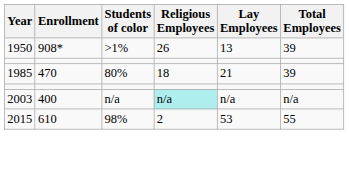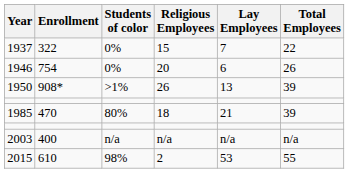+ row: (20, 48)
+ row: (20, 68)
(164, 99) paleturquoise background -> (164, 138) no background
